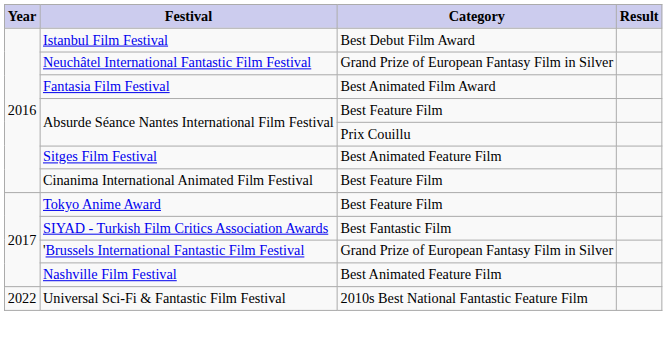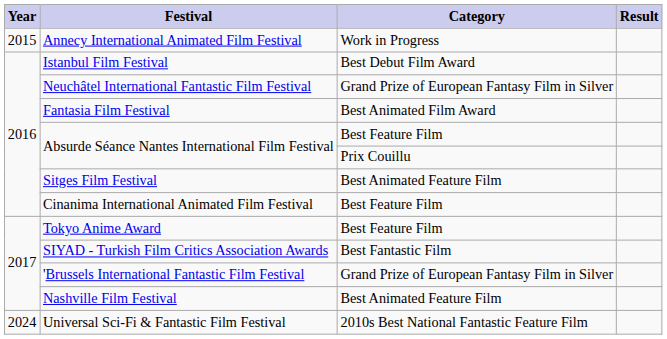+ row: (172, 40)
(22, 298) 2022 -> (22, 322) 2024
